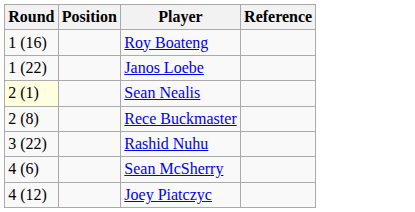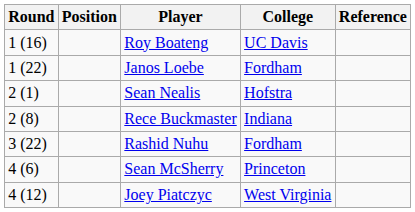+ column: (288, 17)
(24, 93) lightyellow background -> (24, 93) no background
